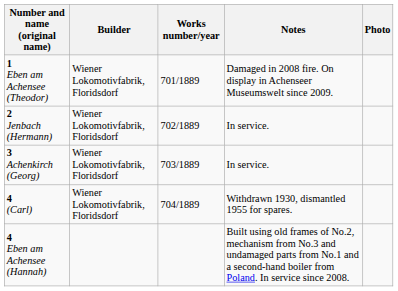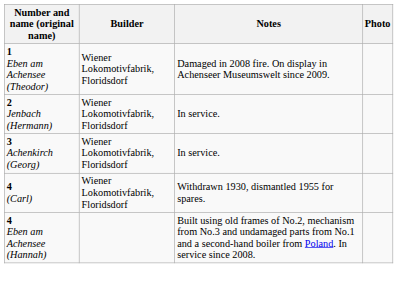- column: (191, 29)
